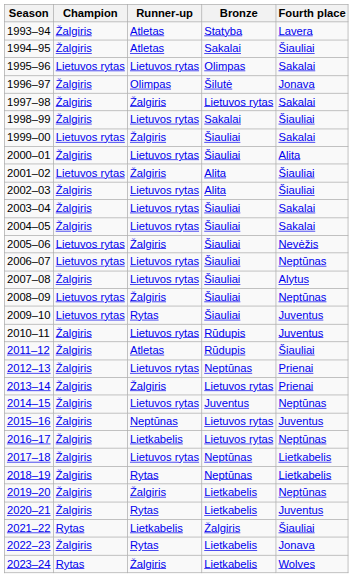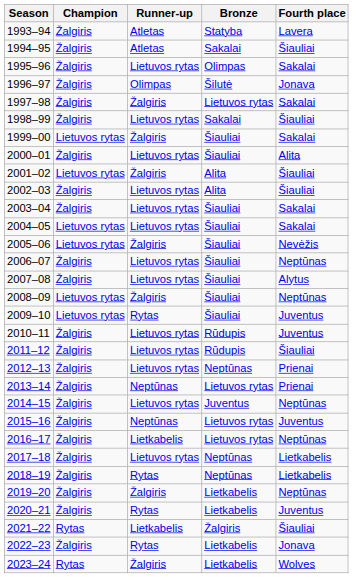(90, 66) Lietuvos rytas -> (74, 66) Žalgiris
(74, 226) Žalgiris -> (90, 226) Lietuvos rytas
(90, 262) Lietuvos rytas -> (74, 262) Žalgiris
(147, 350) Atletas -> (165, 350) Lietuvos rytas
(148, 386) Žalgiris -> (154, 386) Neptūnas
